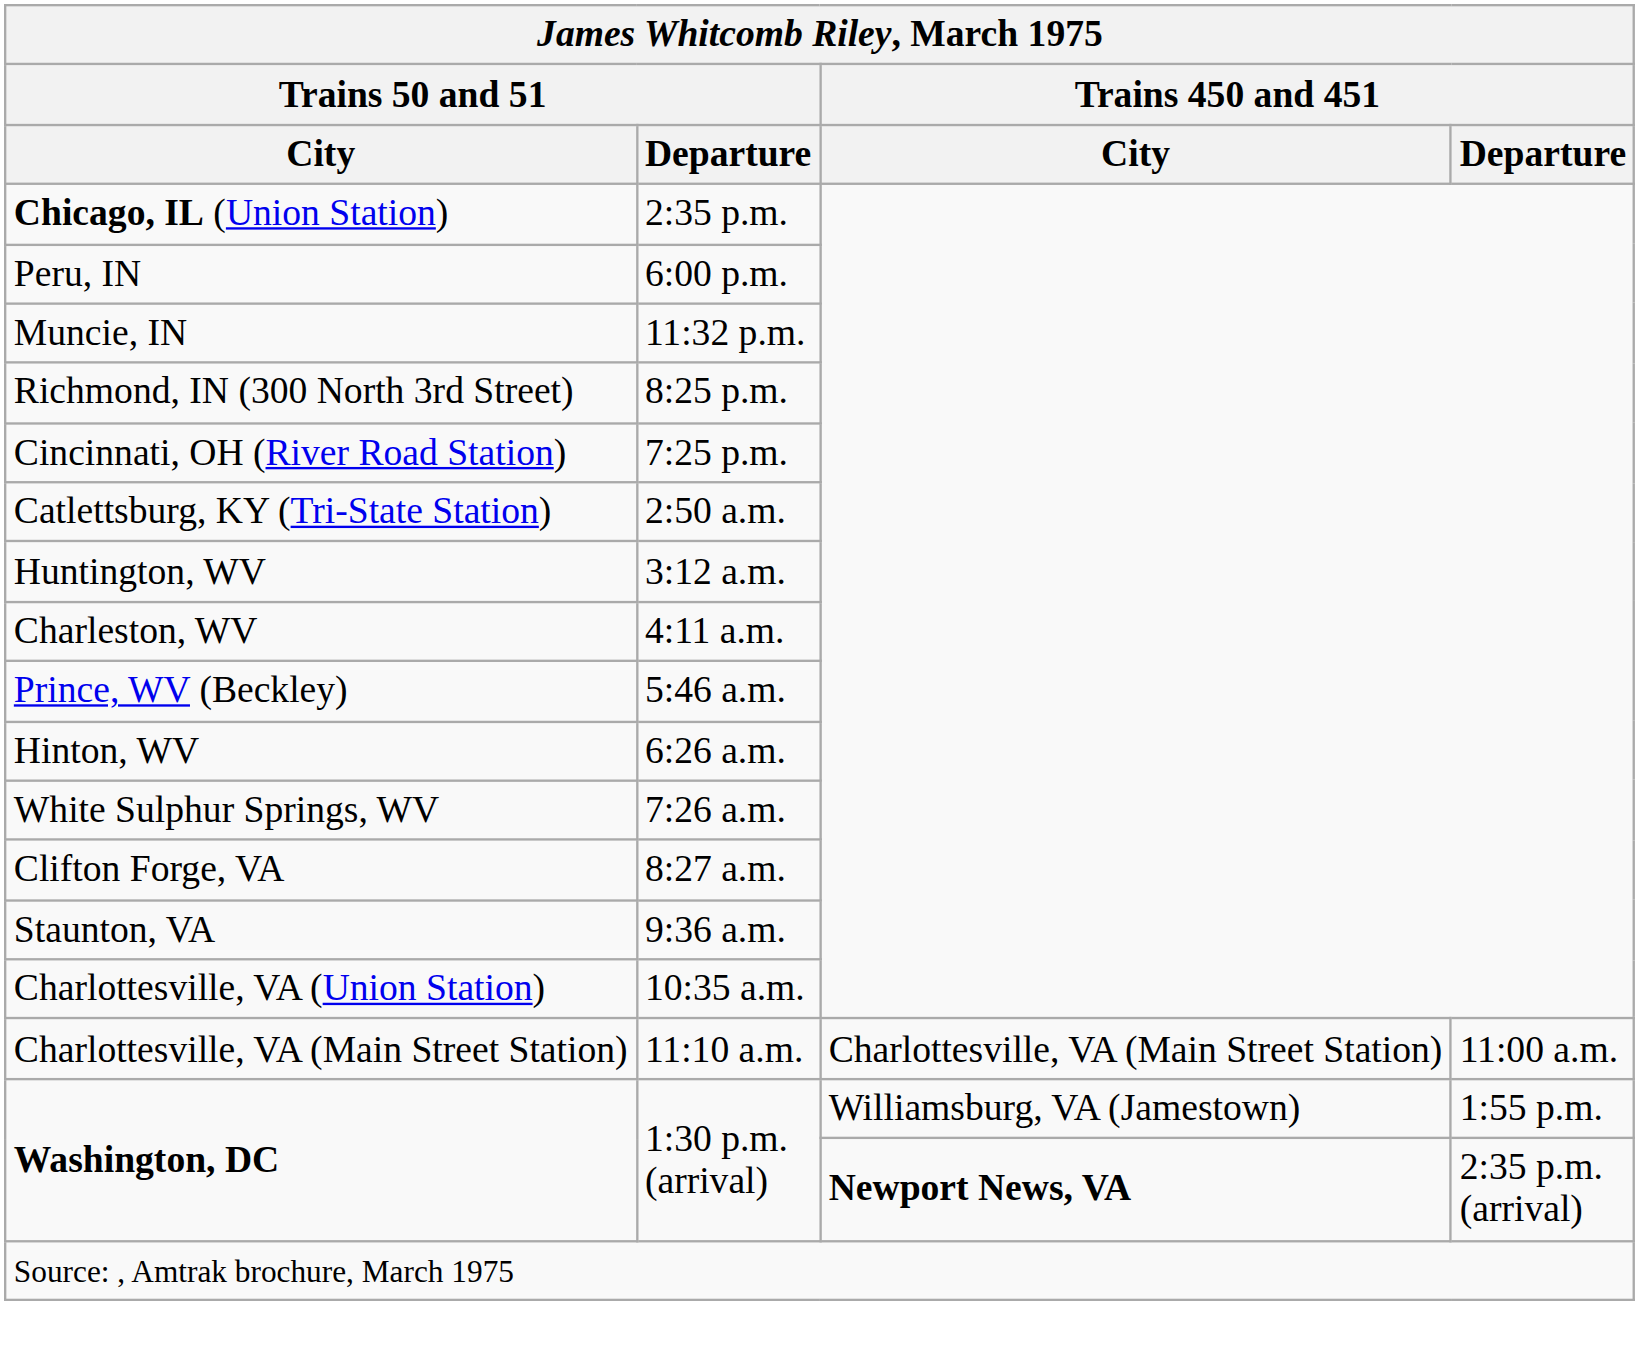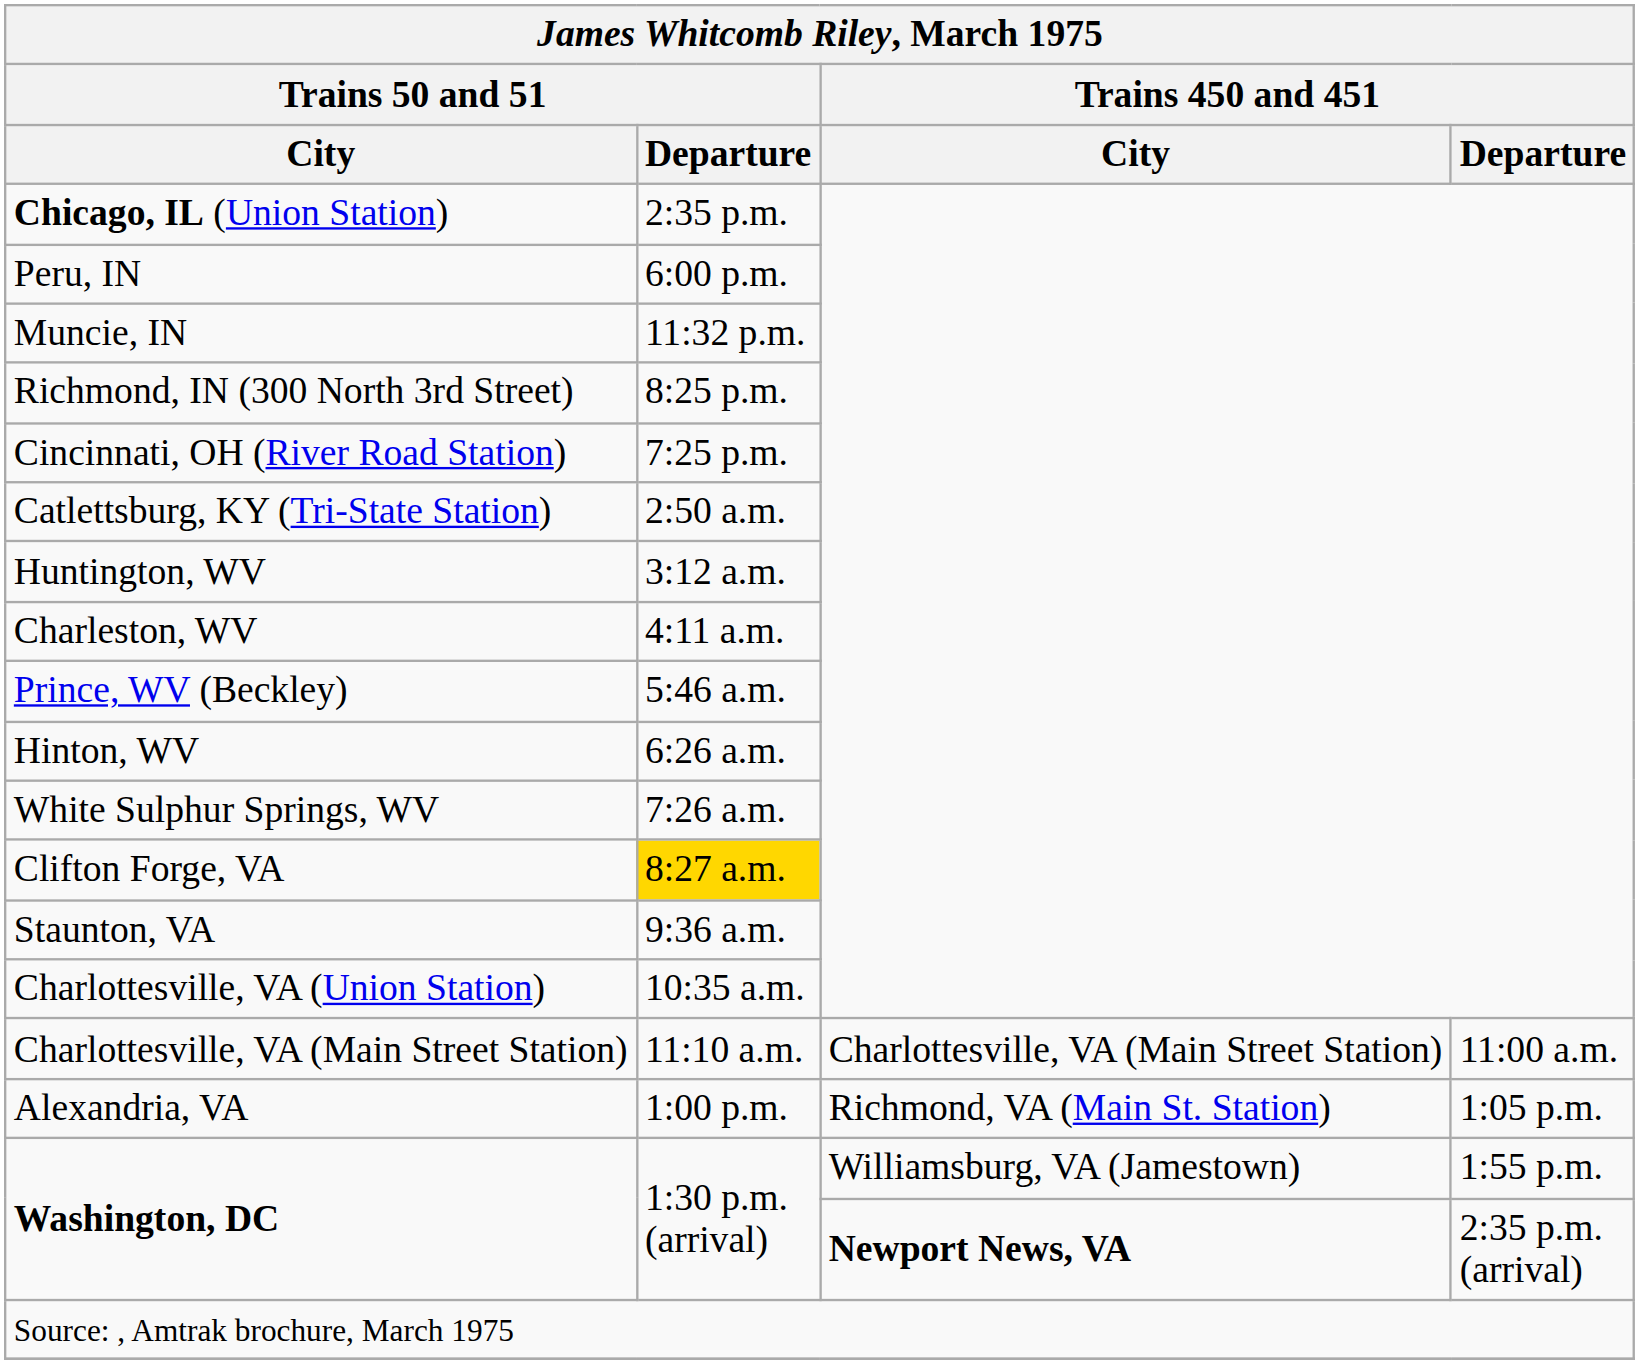(715, 869) no background -> (715, 869) gold background
+ row: (131, 1107)
